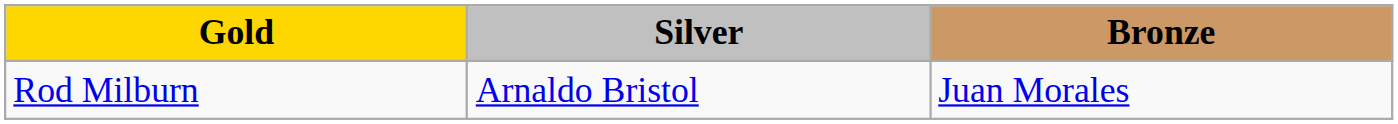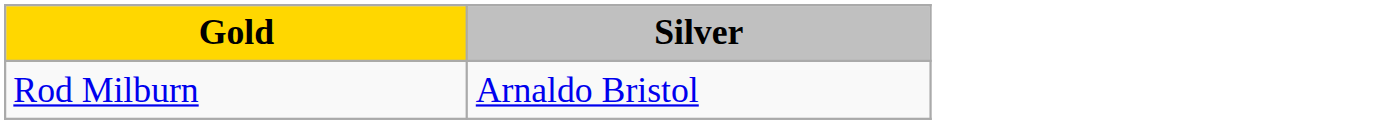- column: (1161, 32)
